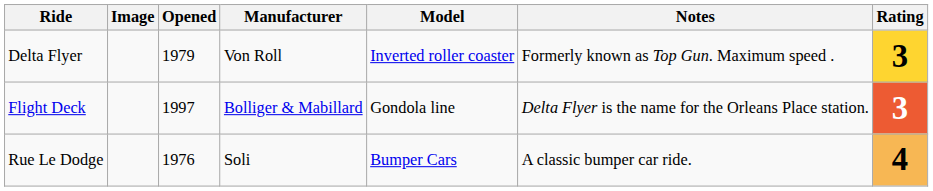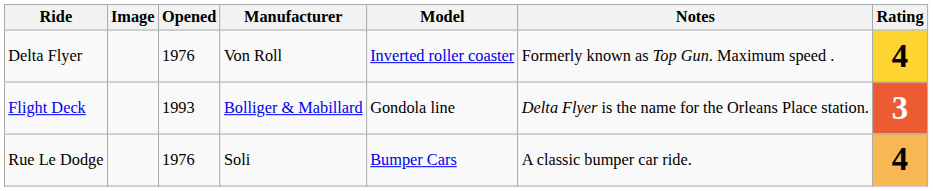(178, 56) 1979 -> (178, 56) 1976
(900, 56) 3 -> (900, 56) 4
(178, 108) 1997 -> (178, 108) 1993
